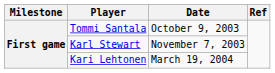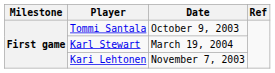(198, 44) November 7, 2003 -> (192, 44) March 19, 2004
(192, 60) March 19, 2004 -> (198, 60) November 7, 2003
